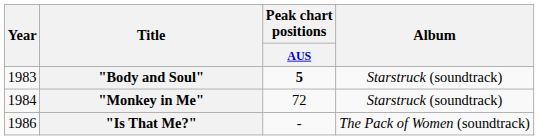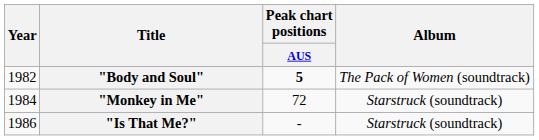(22, 77) 1983 -> (22, 77) 1982
(435, 77) Starstruck (soundtrack) -> (435, 77) The Pack of Women (soundtrack)
(435, 123) The Pack of Women (soundtrack) -> (435, 123) Starstruck (soundtrack)
